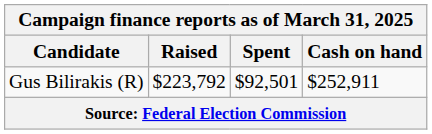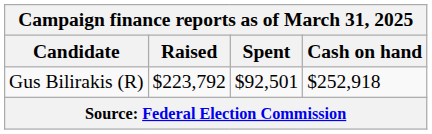(343, 81) $252,911 -> (344, 81) $252,918
